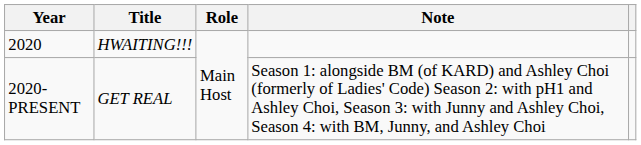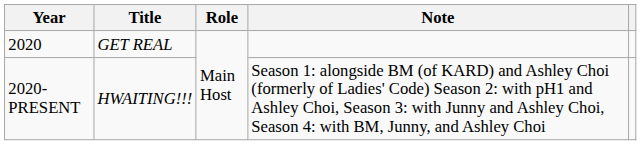(145, 44) HWAITING!!! -> (135, 44) GET REAL
(135, 98) GET REAL -> (145, 98) HWAITING!!!
